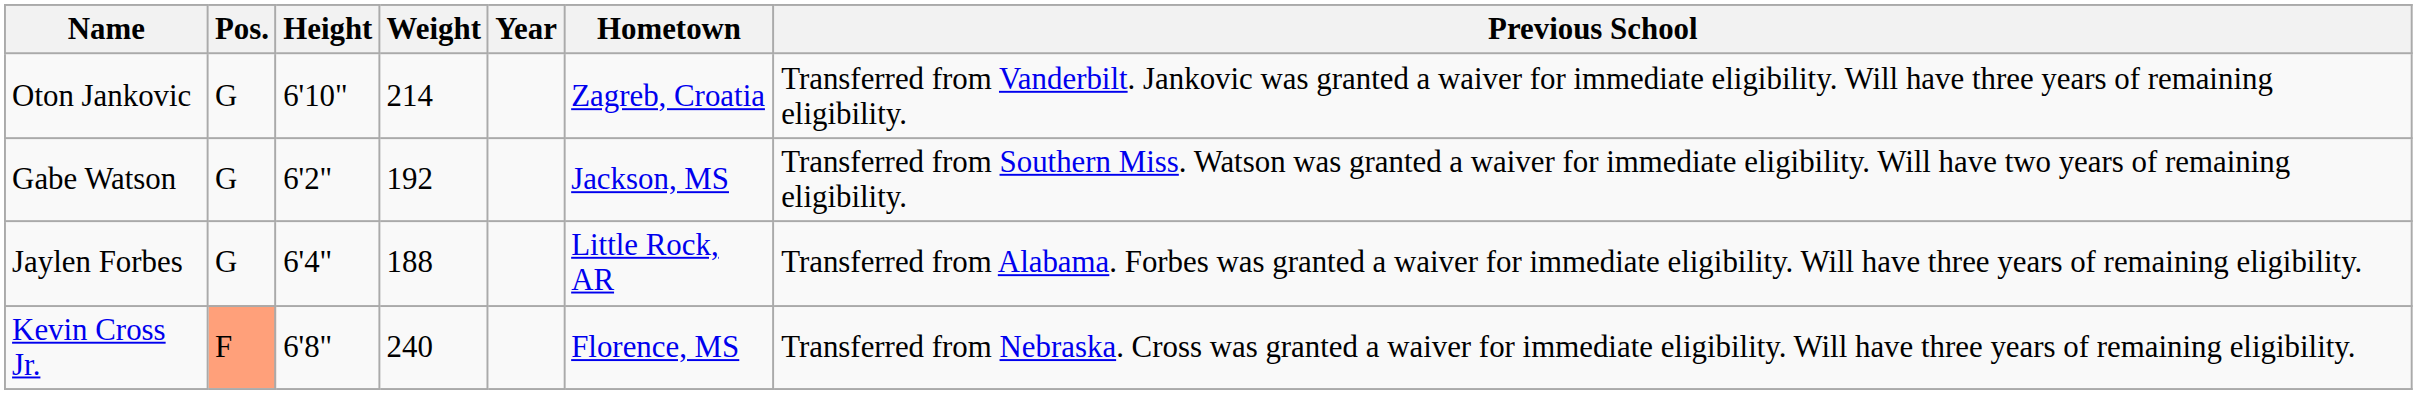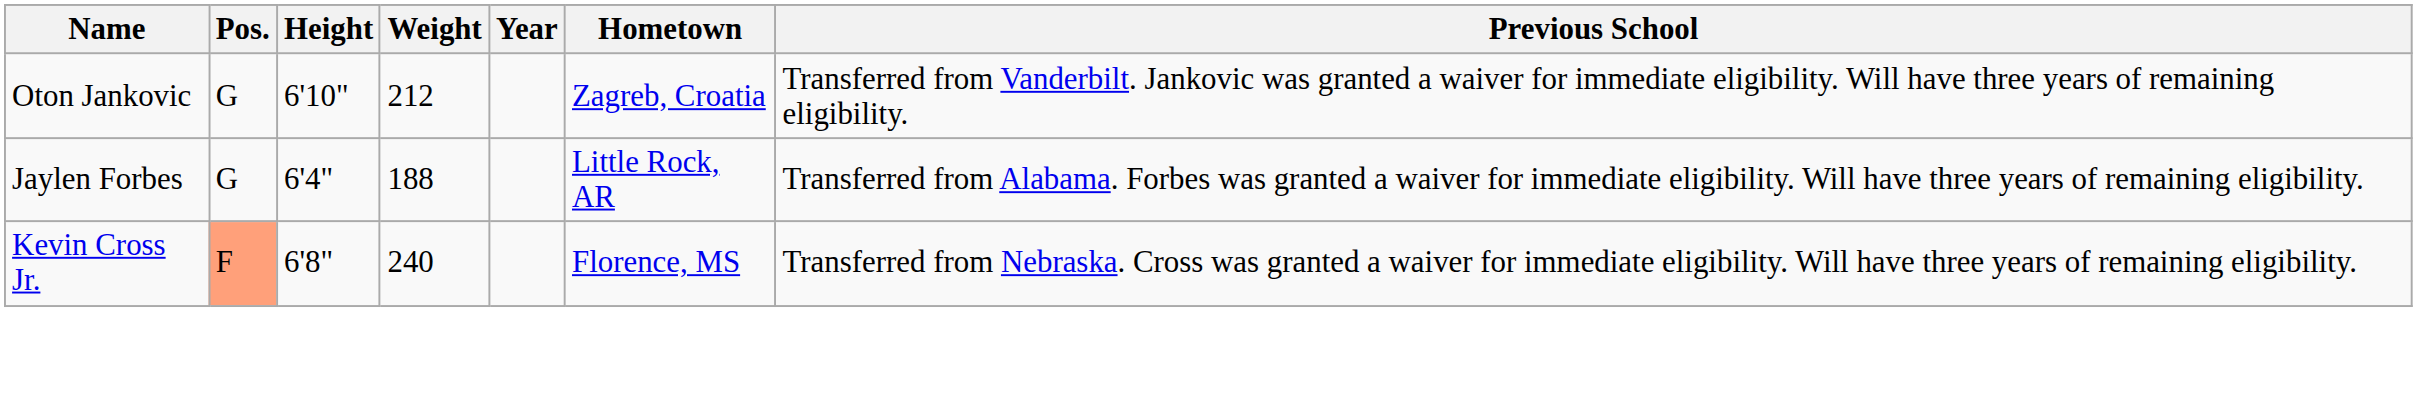(410, 95) 214 -> (411, 95) 212
- row: (94, 179)
